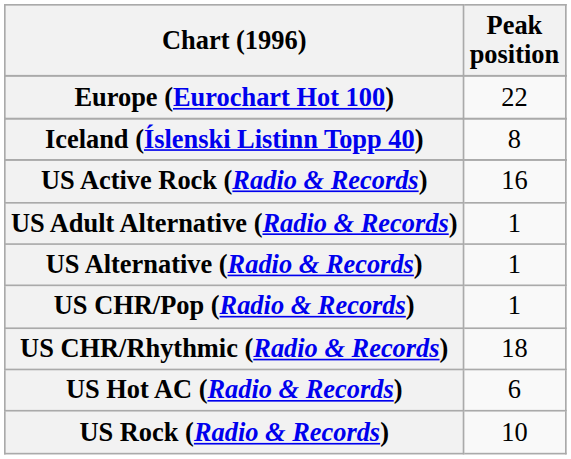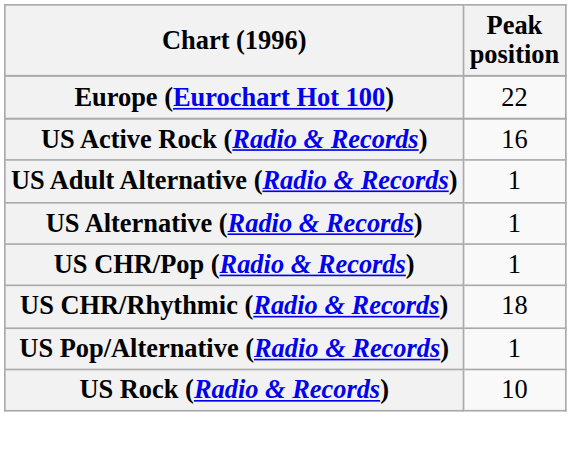- row: (234, 138)
- row: (234, 390)
+ row: (234, 348)
